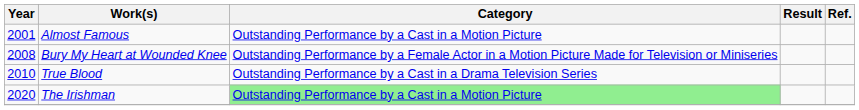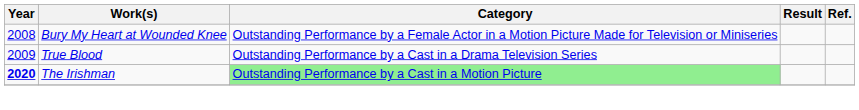- row: (85, 34)
(21, 74) 2010 -> (21, 54) 2009
(21, 94) normal -> (21, 74) bold
